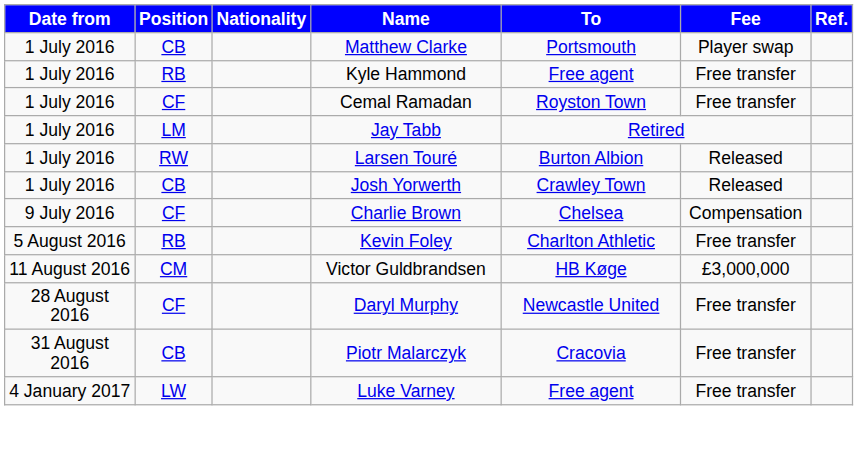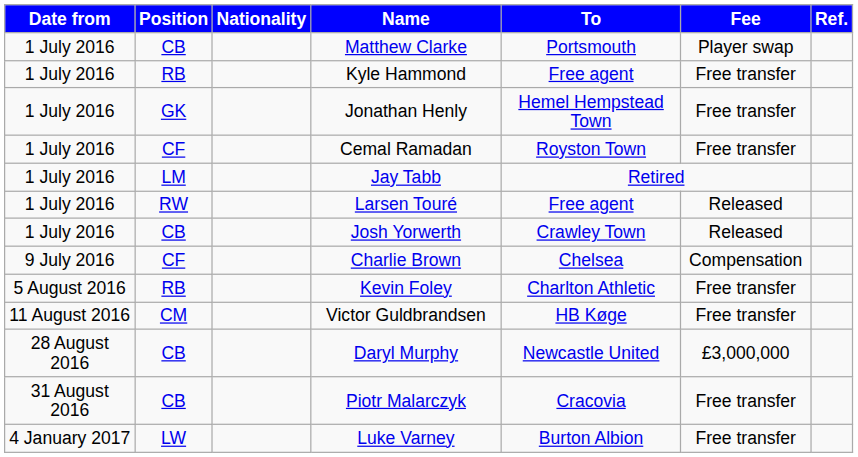+ row: (406, 112)
(591, 158) Burton Albion -> (591, 205) Free agent
(746, 269) £3,000,000 -> (746, 316) Free transfer
(174, 306) CF -> (174, 353) CB
(746, 306) Free transfer -> (746, 353) £3,000,000
(591, 391) Free agent -> (591, 438) Burton Albion
